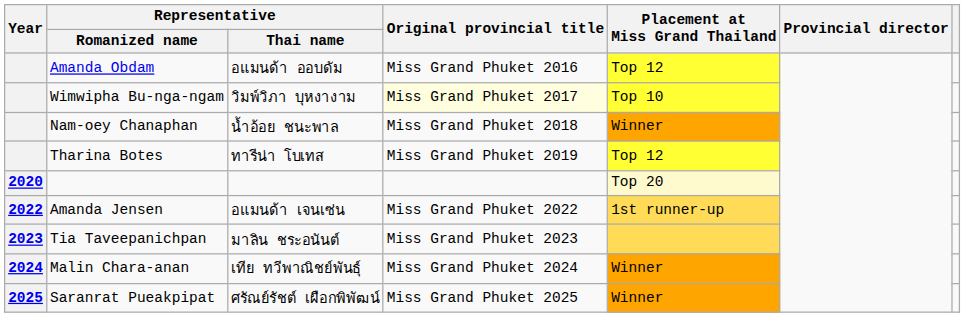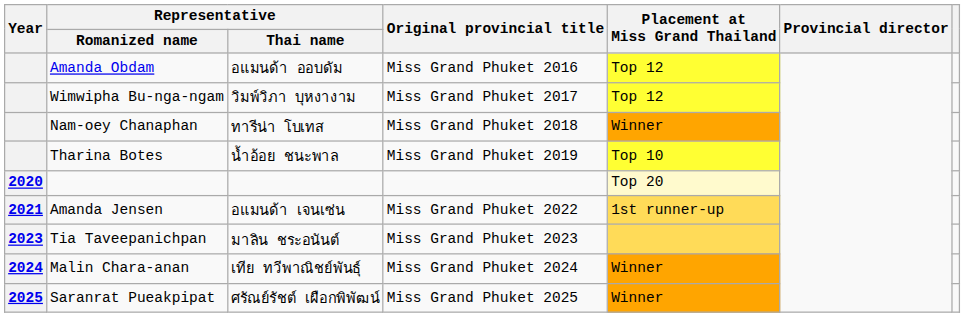(482, 97) lightyellow background -> (482, 97) no background
(637, 97) Top 10 -> (637, 97) Top 12
(285, 128) น้ำอ้อย ชนะพาล -> (277, 128) ทารีน่า โบเทส
(277, 157) ทารีน่า โบเทส -> (285, 157) น้ำอ้อย ชนะพาล
(637, 156) Top 12 -> (637, 156) Top 10
(26, 209) 2022 -> (26, 209) 2021
